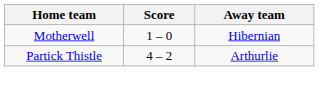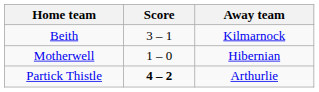+ row: (64, 35)
(159, 55) normal -> (159, 76) bold
